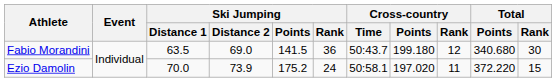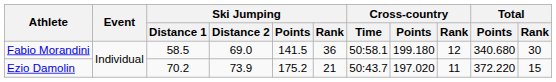(178, 50) 63.5 -> (178, 50) 58.5
(368, 50) 50:43.7 -> (368, 50) 50:58.1
(178, 68) 70.0 -> (178, 68) 70.2
(330, 68) 24 -> (330, 68) 21
(368, 68) 50:58.1 -> (368, 68) 50:43.7
